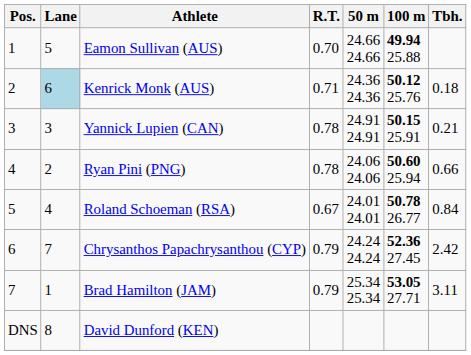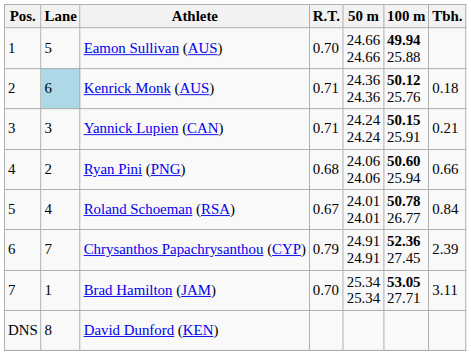(326, 128) 0.78 -> (326, 128) 0.71
(363, 128) 24.91 24.91 -> (363, 128) 24.24 24.24
(326, 169) 0.78 -> (326, 169) 0.68
(363, 249) 24.24 24.24 -> (363, 249) 24.91 24.91
(445, 249) 2.42 -> (445, 249) 2.39
(326, 290) 0.79 -> (326, 290) 0.70
